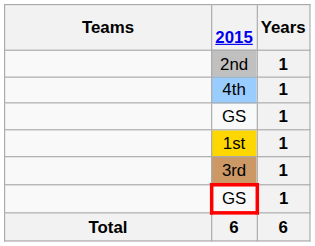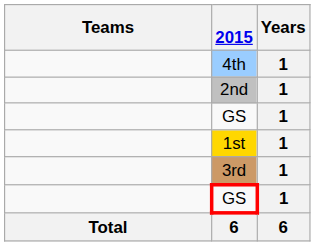rows swapped: (108, 90) <-> (108, 64)
